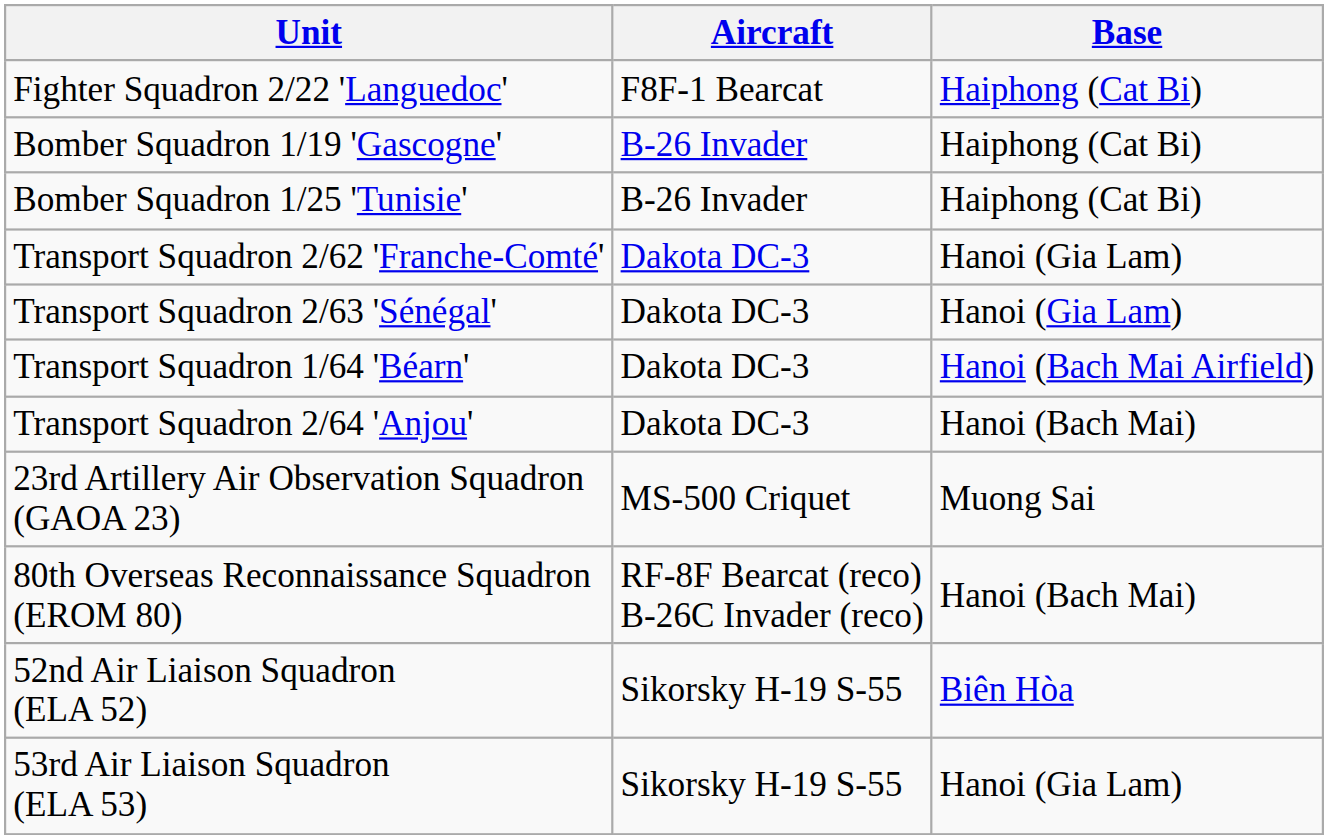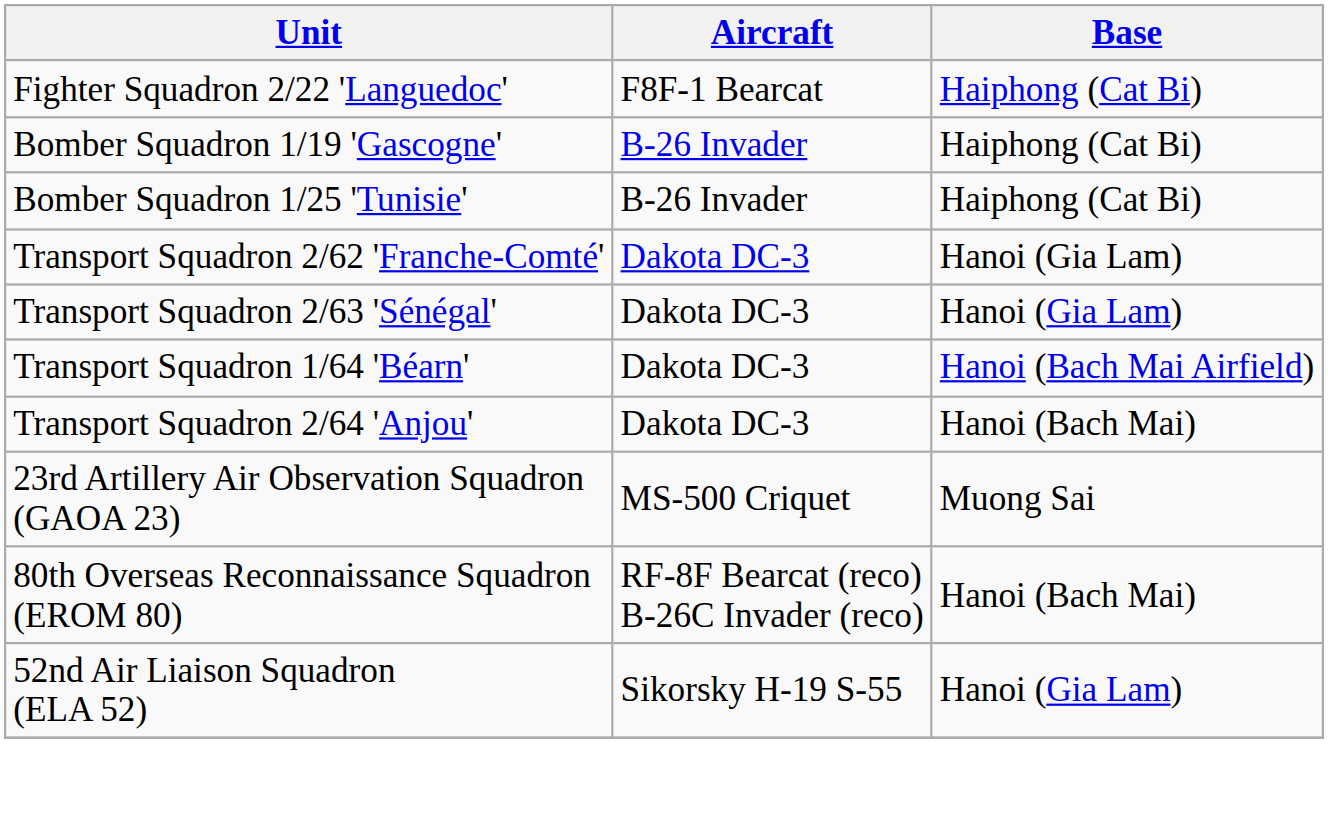(1007, 689) Biên Hòa -> (1061, 689) Hanoi (Gia Lam)
- row: (201, 785)
